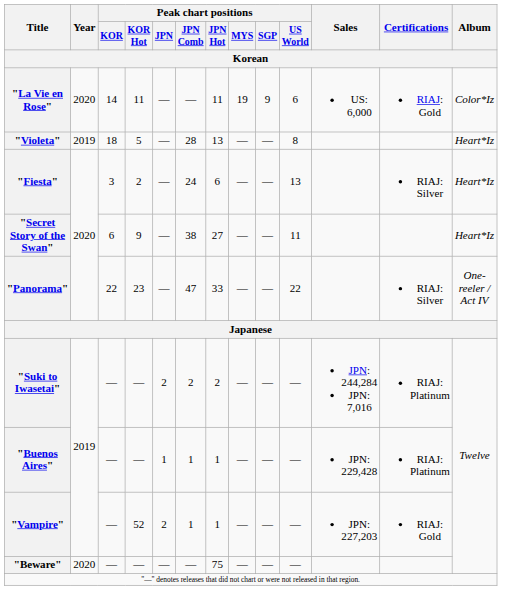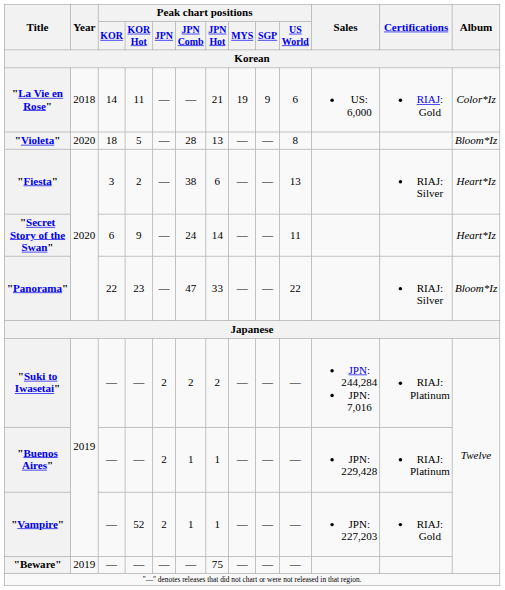(84, 99) 2020 -> (84, 99) 2018
(217, 99) 11 -> (217, 99) 21
(84, 140) 2019 -> (84, 140) 2020
(475, 140) Heart*Iz -> (476, 140) Bloom*Iz
(191, 181) 24 -> (191, 181) 38
(191, 235) 38 -> (191, 235) 24
(217, 235) 27 -> (217, 235) 14
(475, 288) One-reeler / Act IV -> (476, 288) Bloom*Iz
(164, 459) 1 -> (164, 459) 2
(84, 565) 2020 -> (84, 565) 2019
